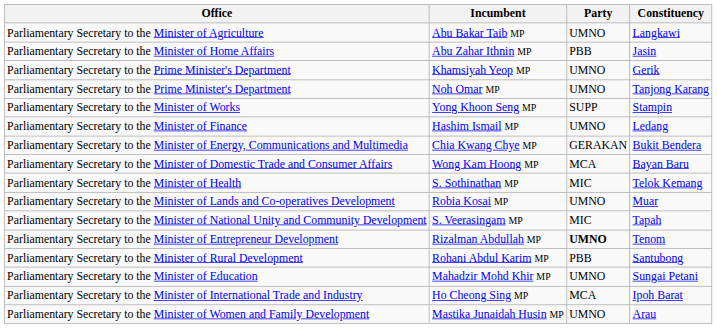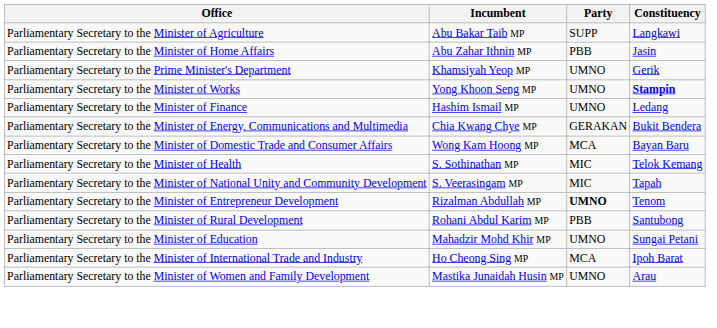(587, 32) UMNO -> (583, 32) SUPP
- row: (466, 88)
(583, 107) SUPP -> (587, 88) UMNO
(652, 107) normal -> (654, 88) bold
- row: (470, 201)
